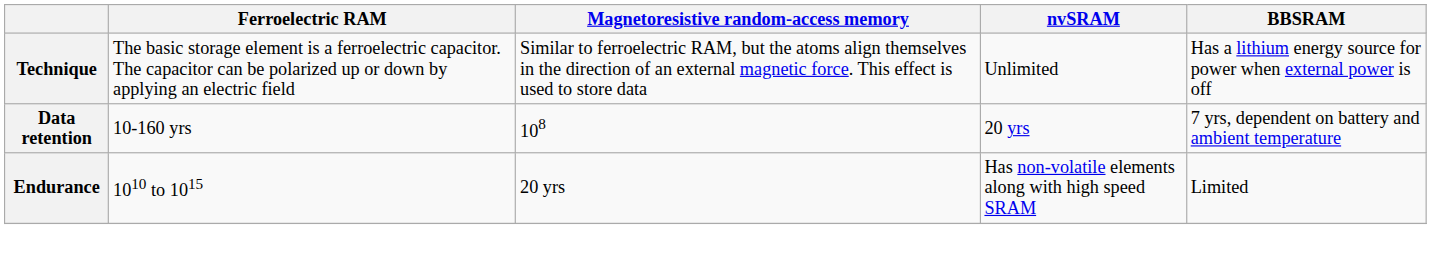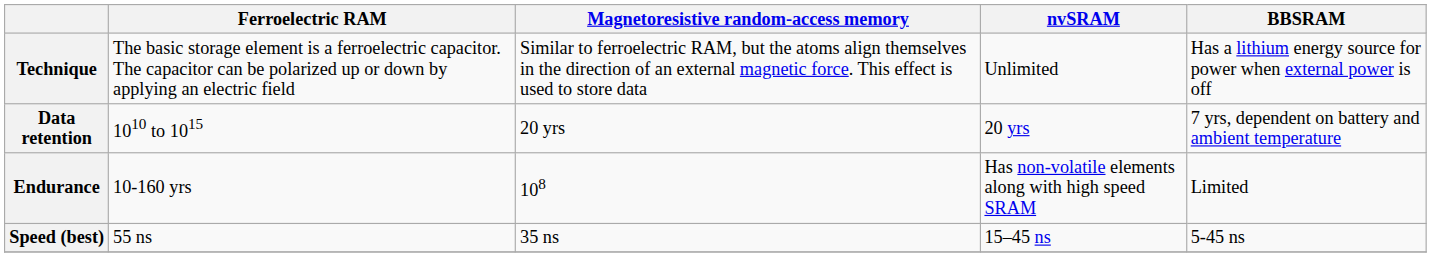(152, 128) 10-160 yrs -> (158, 128) 1010 to 1015
(533, 128) 108 -> (543, 128) 20 yrs
(158, 187) 1010 to 1015 -> (152, 187) 10-160 yrs
(543, 187) 20 yrs -> (533, 187) 108
+ row: (57, 237)
